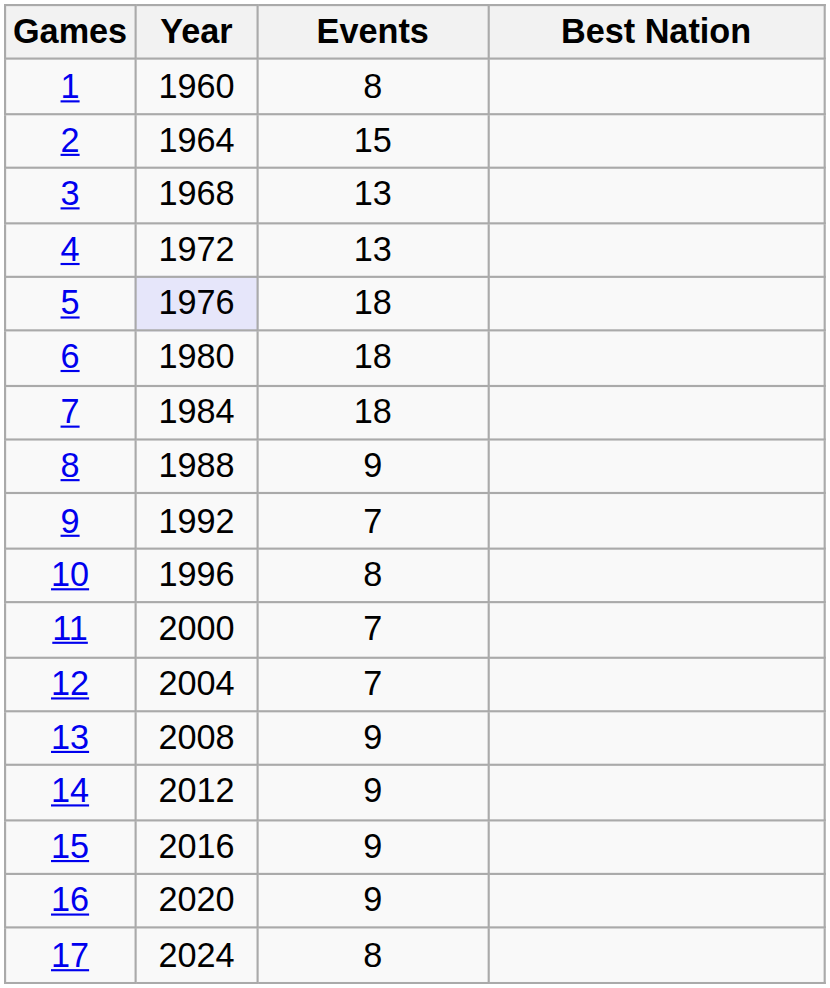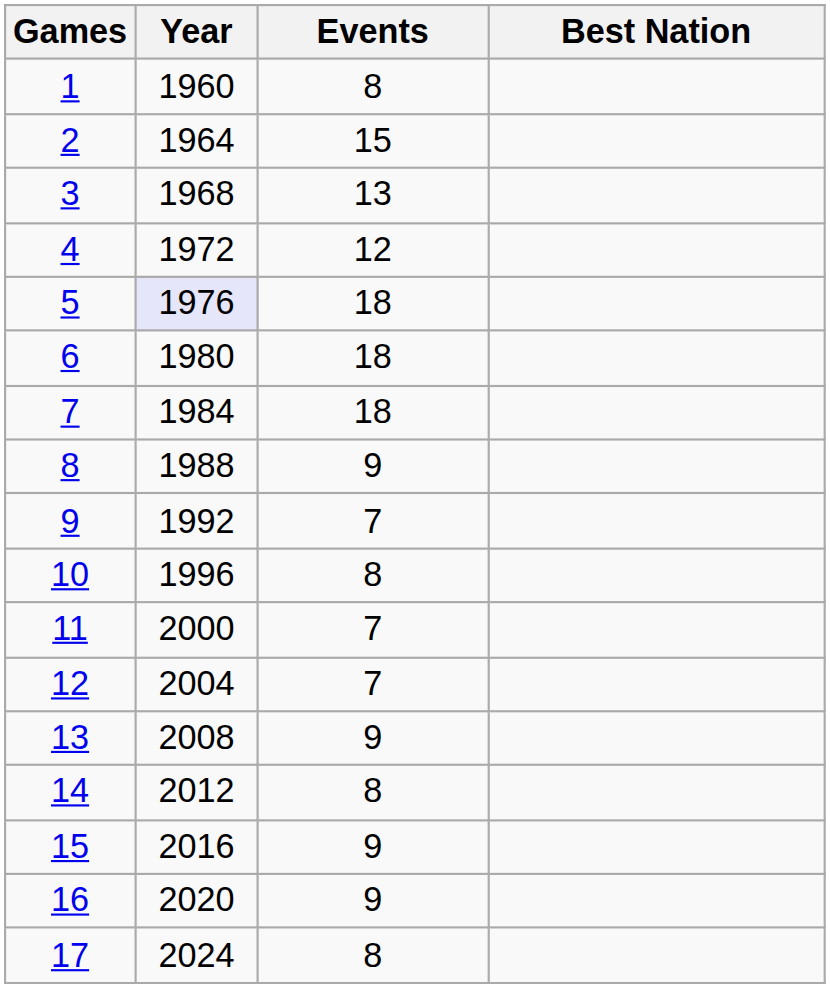(373, 248) 13 -> (373, 248) 12
(373, 791) 9 -> (373, 791) 8
